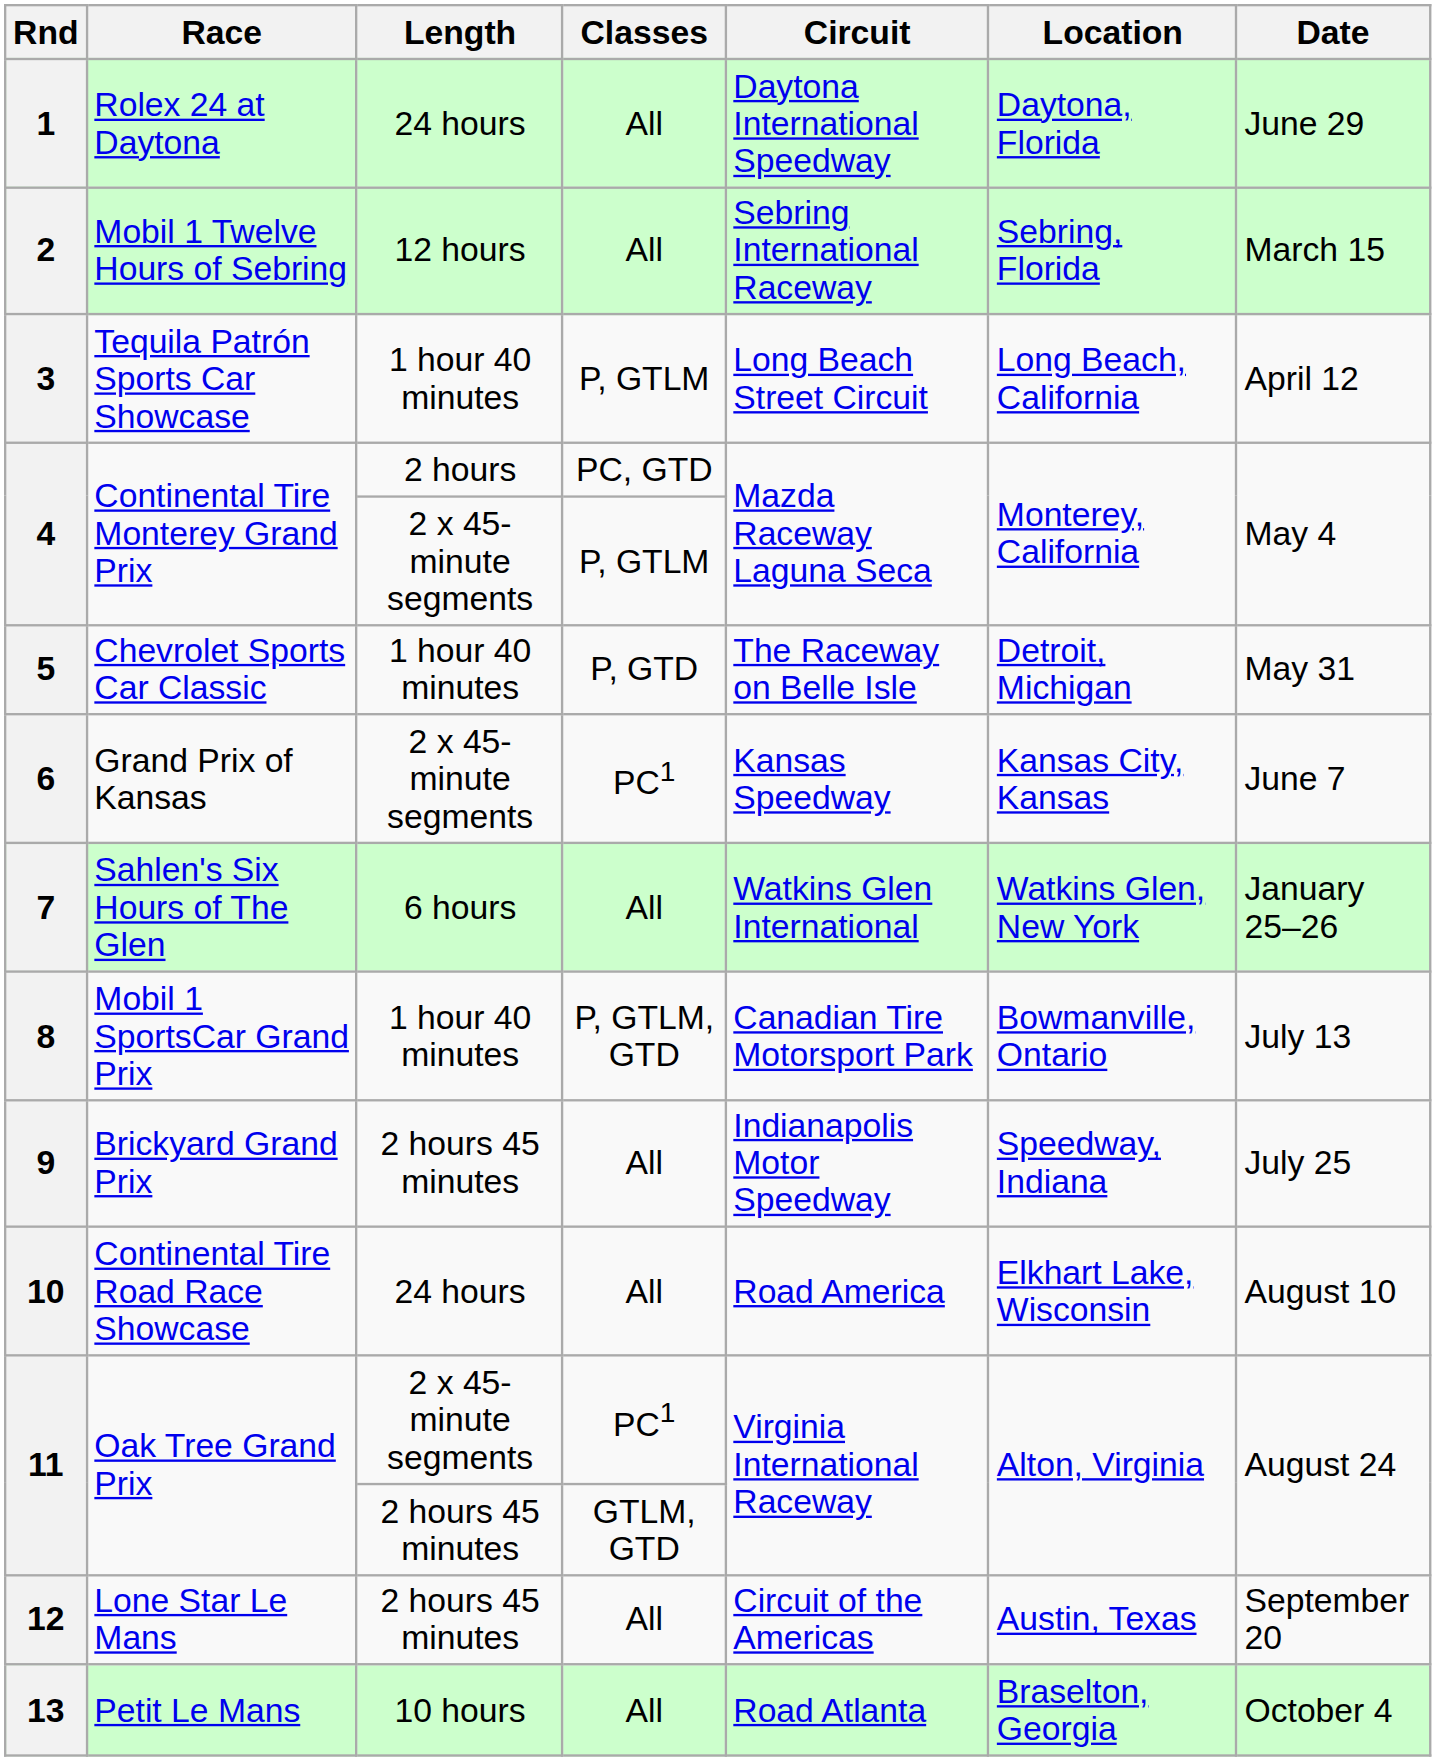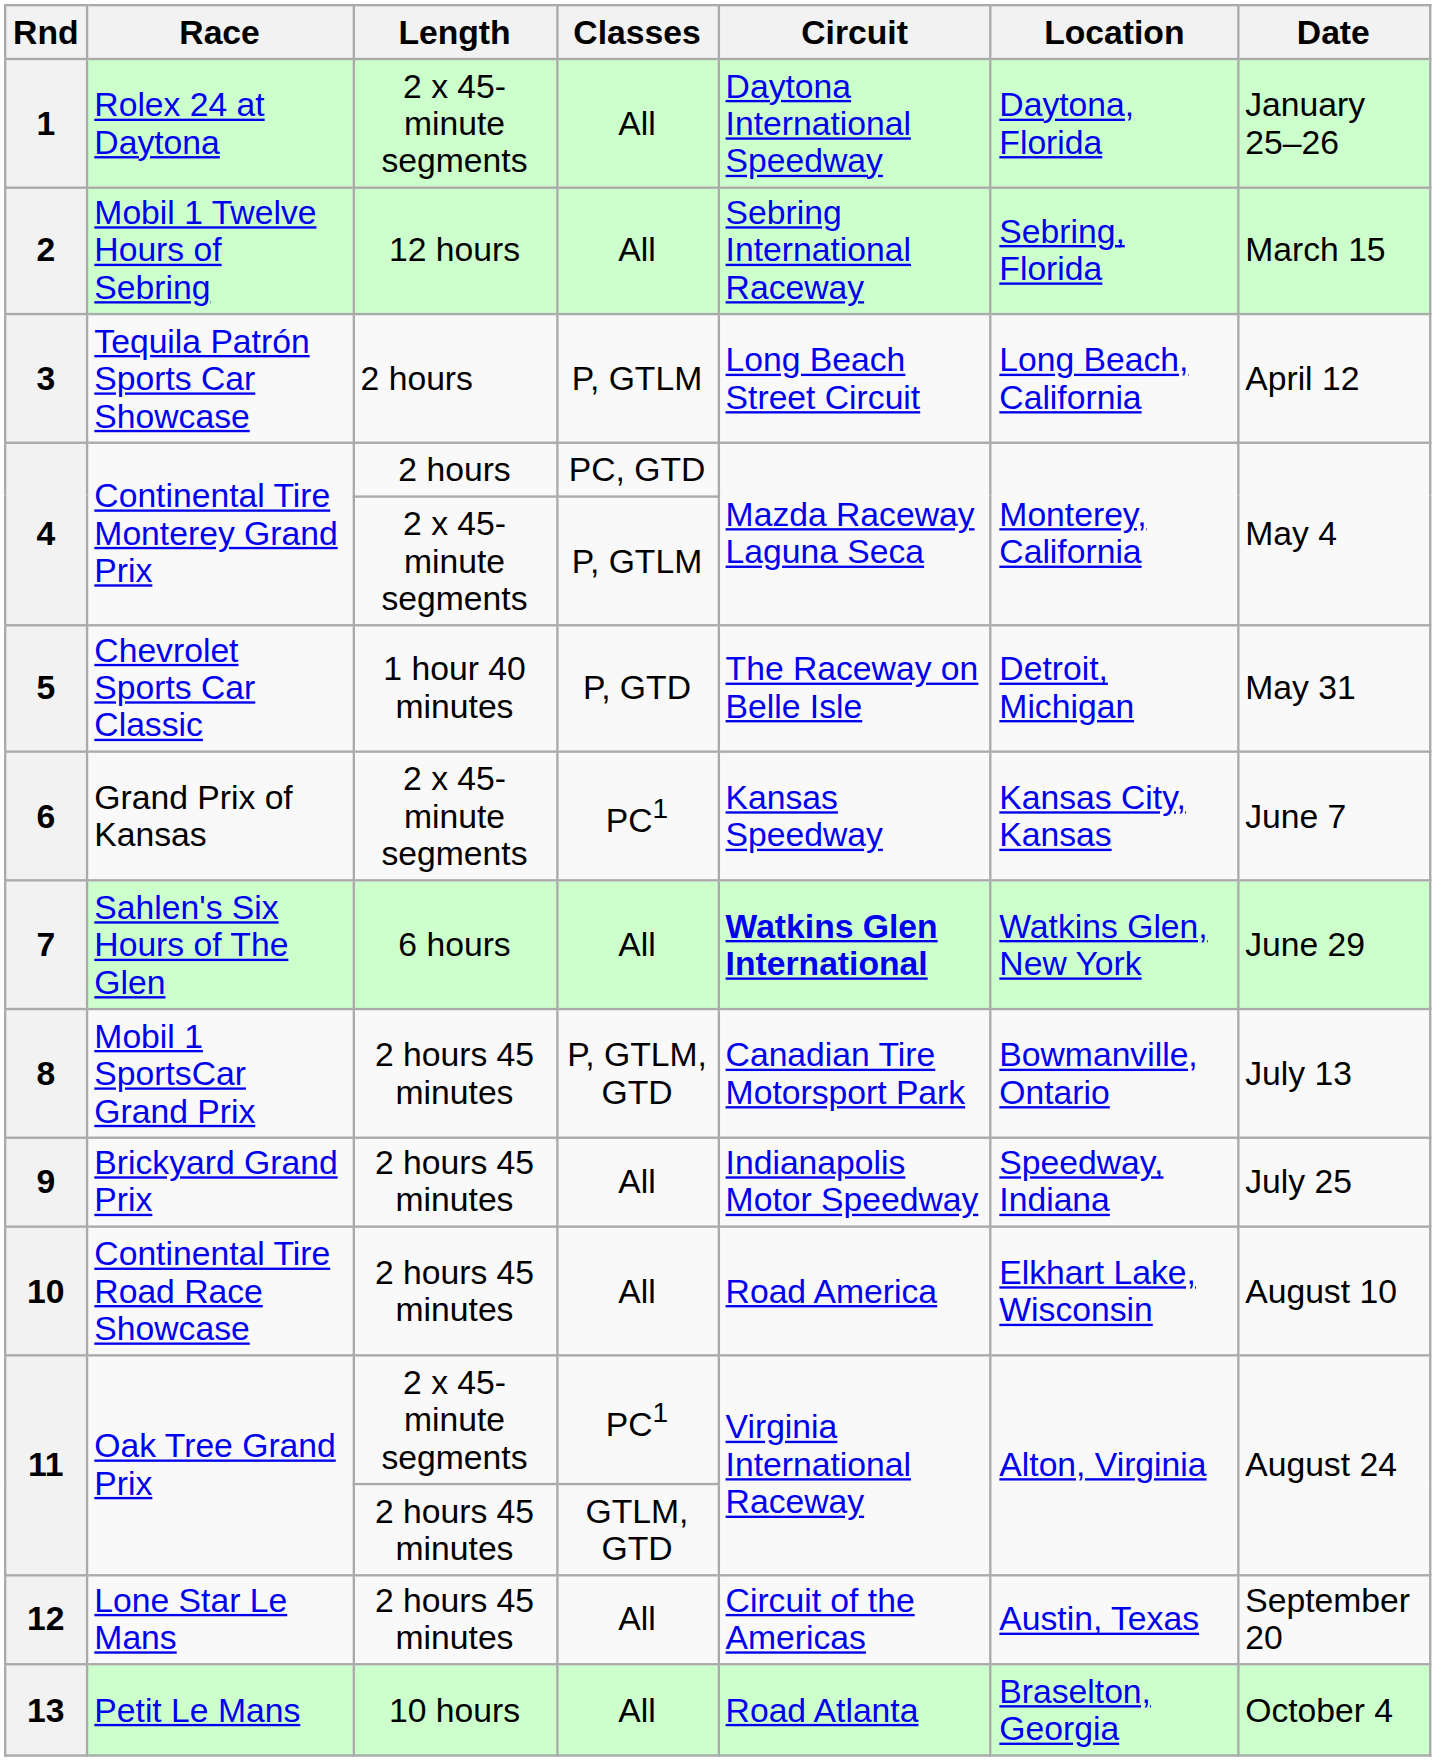(460, 123) 24 hours -> (455, 123) 2 x 45-minute segments
(1304, 123) June 29 -> (1305, 123) January 25–26
(460, 379) 1 hour 40 minutes -> (417, 379) 2 hours
(833, 907) normal -> (832, 945) bold
(1304, 907) January 25–26 -> (1305, 945) June 29
(460, 1035) 1 hour 40 minutes -> (455, 1073) 2 hours 45 minutes
(460, 1292) 24 hours -> (455, 1292) 2 hours 45 minutes
